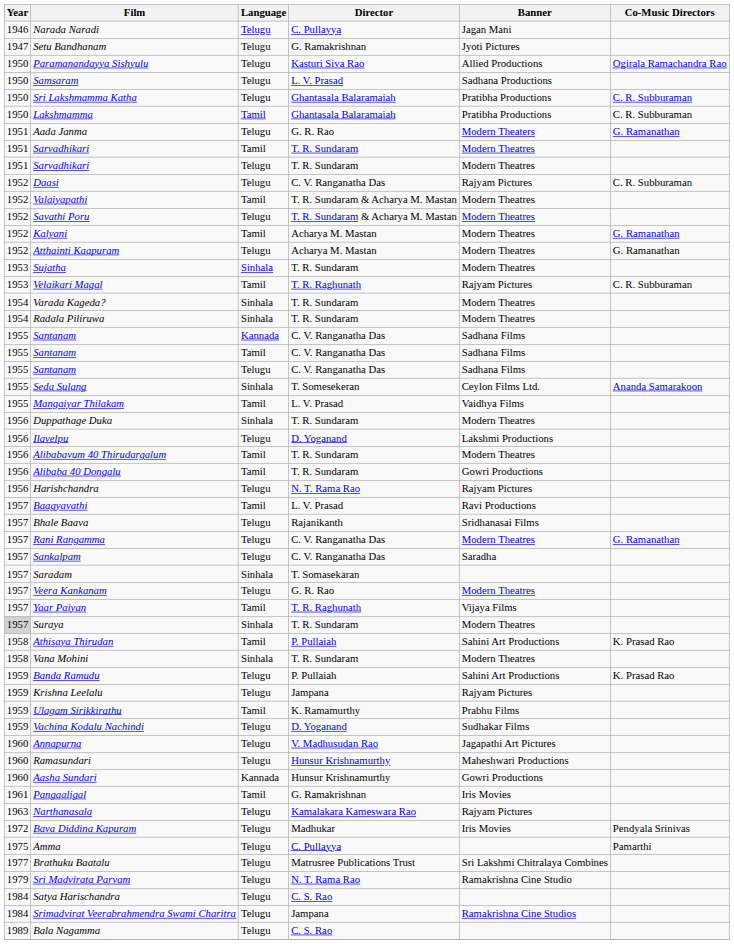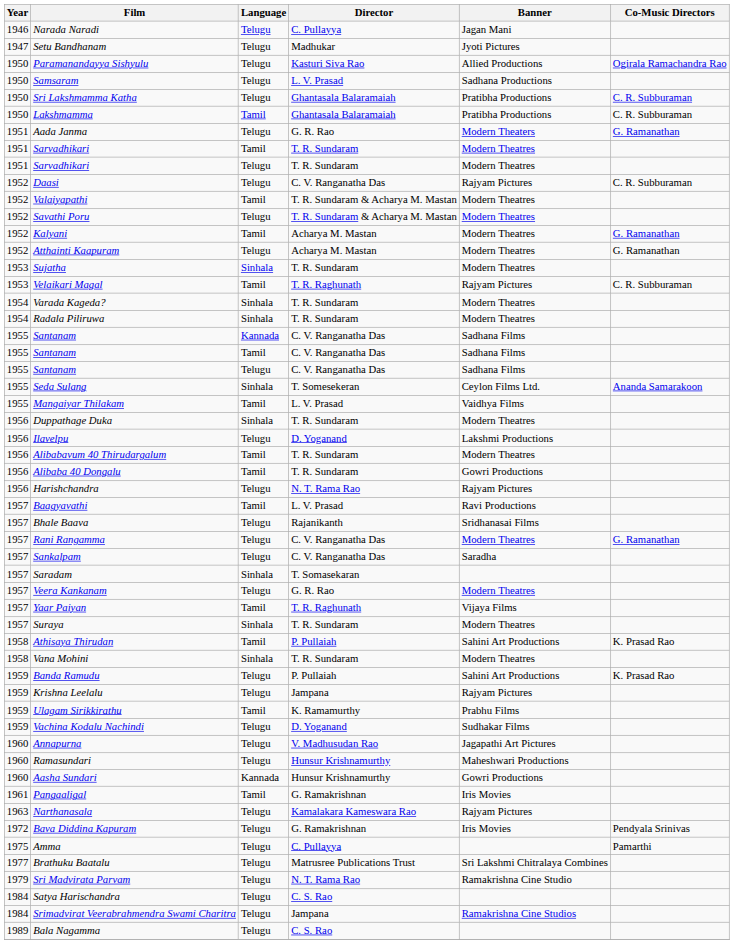(329, 47) G. Ramakrishnan -> (313, 47) Madhukar
(18, 625) lightgrey background -> (18, 625) no background
(313, 829) Madhukar -> (329, 829) G. Ramakrishnan
